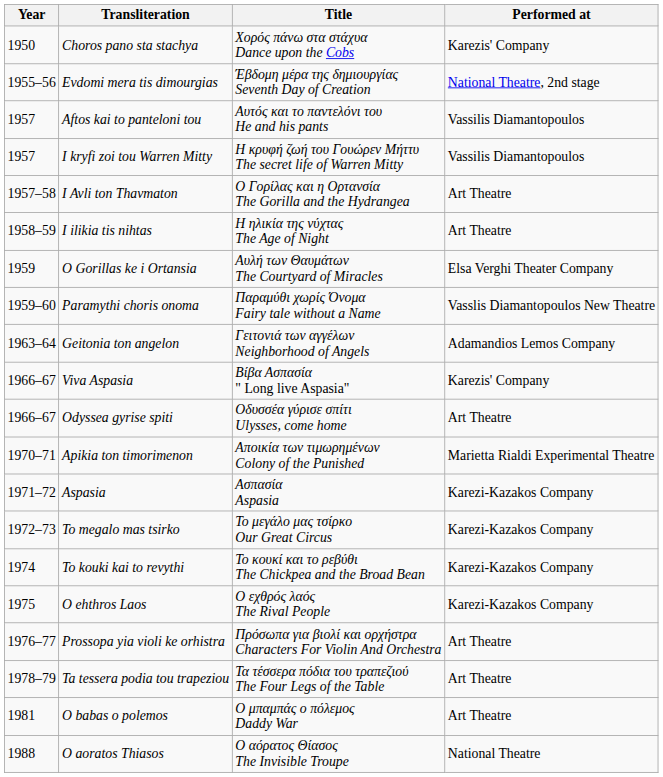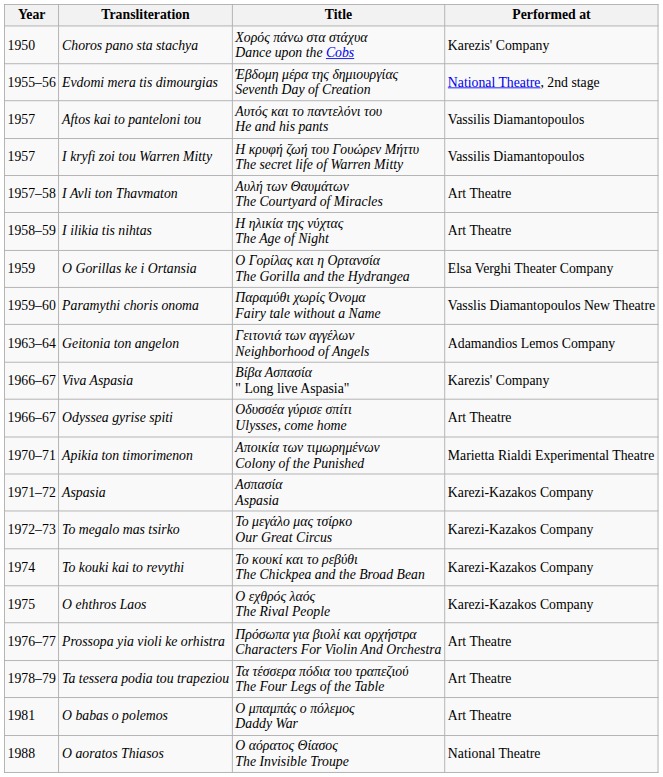(323, 194) Ο Γορίλας και η Ορτανσία The Gorilla and the Hydrangea -> (309, 194) Αυλή των Θαυμάτων The Courtyard of Miracles
(309, 268) Αυλή των Θαυμάτων The Courtyard of Miracles -> (323, 268) Ο Γορίλας και η Ορτανσία The Gorilla and the Hydrangea
